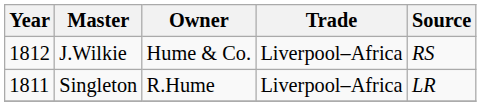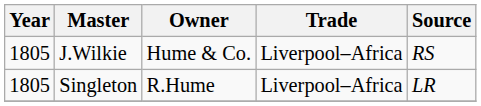(30, 52) 1812 -> (30, 52) 1805
(29, 85) 1811 -> (30, 85) 1805
